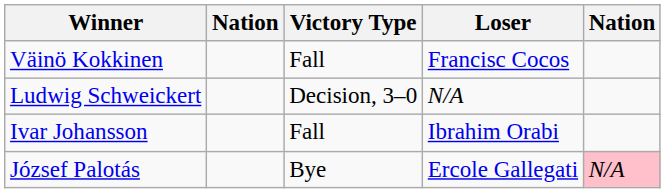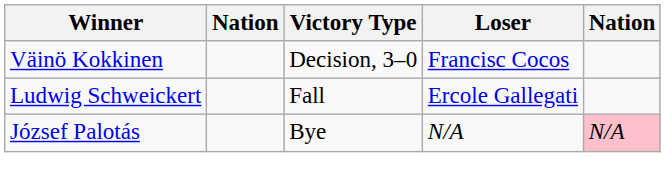(307, 59) Fall -> (353, 59) Decision, 3–0
(353, 95) Decision, 3–0 -> (307, 95) Fall
(446, 95) N/A -> (503, 95) Ercole Gallegati
- row: (79, 132)
(503, 168) Ercole Gallegati -> (446, 132) N/A
